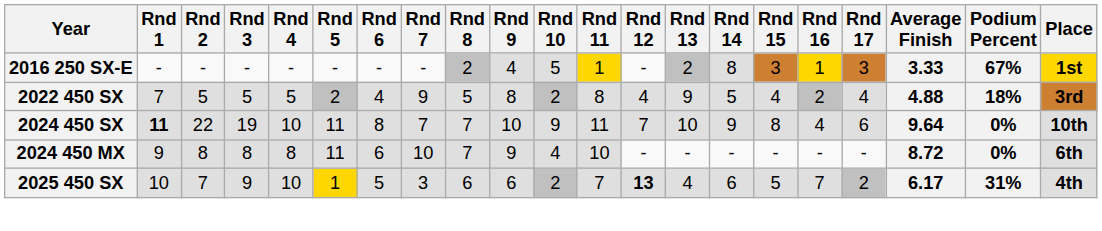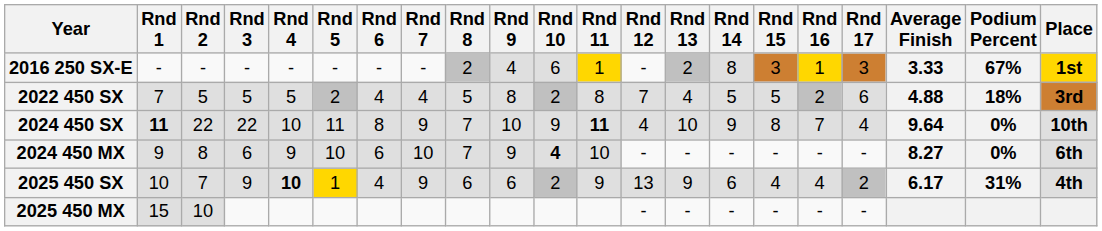(555, 67) 5 -> (555, 67) 6
(423, 96) 9 -> (423, 96) 4
(643, 96) 4 -> (643, 96) 7
(688, 96) 9 -> (688, 96) 4
(776, 96) 4 -> (776, 96) 5
(864, 96) 4 -> (864, 96) 6
(247, 125) 19 -> (247, 125) 22
(423, 125) 7 -> (423, 125) 9
(599, 125) normal -> (599, 125) bold
(643, 125) 7 -> (643, 125) 4
(820, 125) 4 -> (820, 125) 7
(864, 125) 6 -> (864, 125) 4
(247, 154) 8 -> (247, 154) 6
(291, 154) 8 -> (291, 154) 9
(335, 154) 11 -> (335, 154) 10
(555, 154) normal -> (555, 154) bold
(926, 154) 8.72 -> (926, 154) 8.27
(291, 182) normal -> (291, 182) bold
(379, 182) 5 -> (379, 182) 4
(423, 182) 3 -> (423, 182) 9
(599, 182) 7 -> (599, 182) 9
(643, 182) bold -> (643, 182) normal
(688, 182) 4 -> (688, 182) 9
(776, 182) 5 -> (776, 182) 4
(820, 182) 7 -> (820, 182) 4
+ row: (71, 211)
